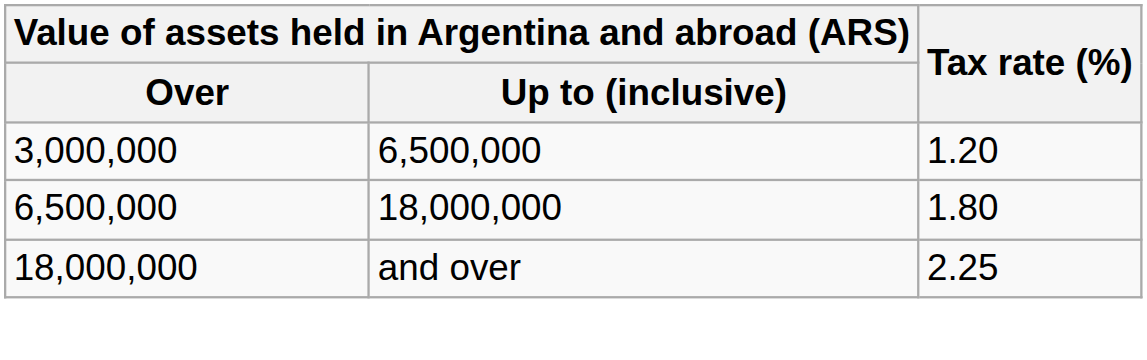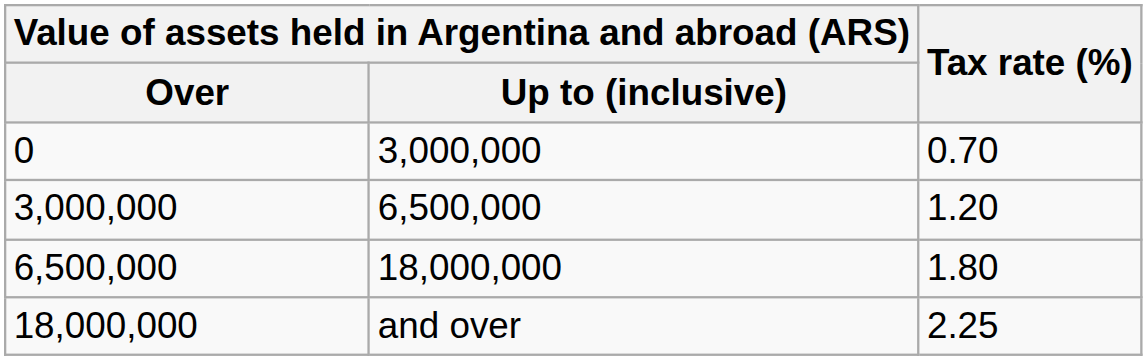+ row: (24, 150)
